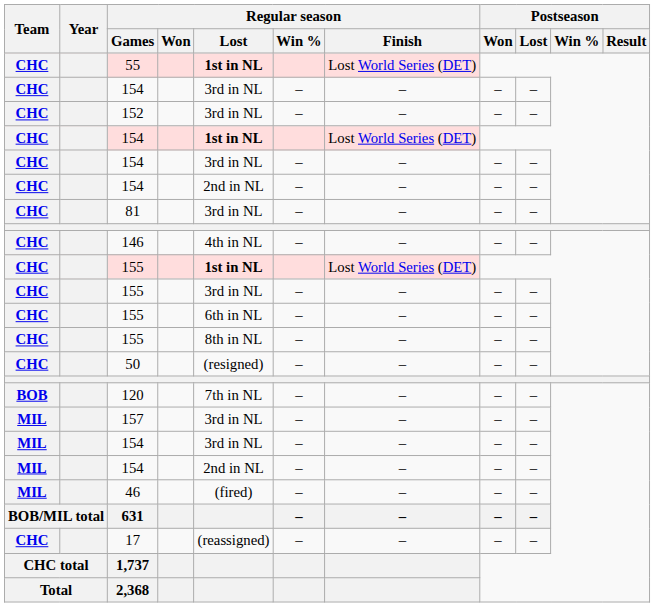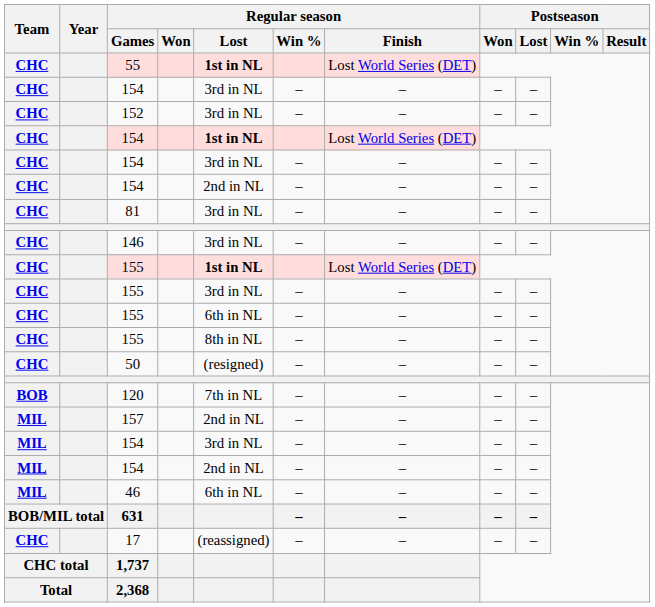(233, 242) 4th in NL -> (233, 242) 3rd in NL
(233, 419) 3rd in NL -> (233, 419) 2nd in NL
(233, 492) (fired) -> (233, 492) 6th in NL
